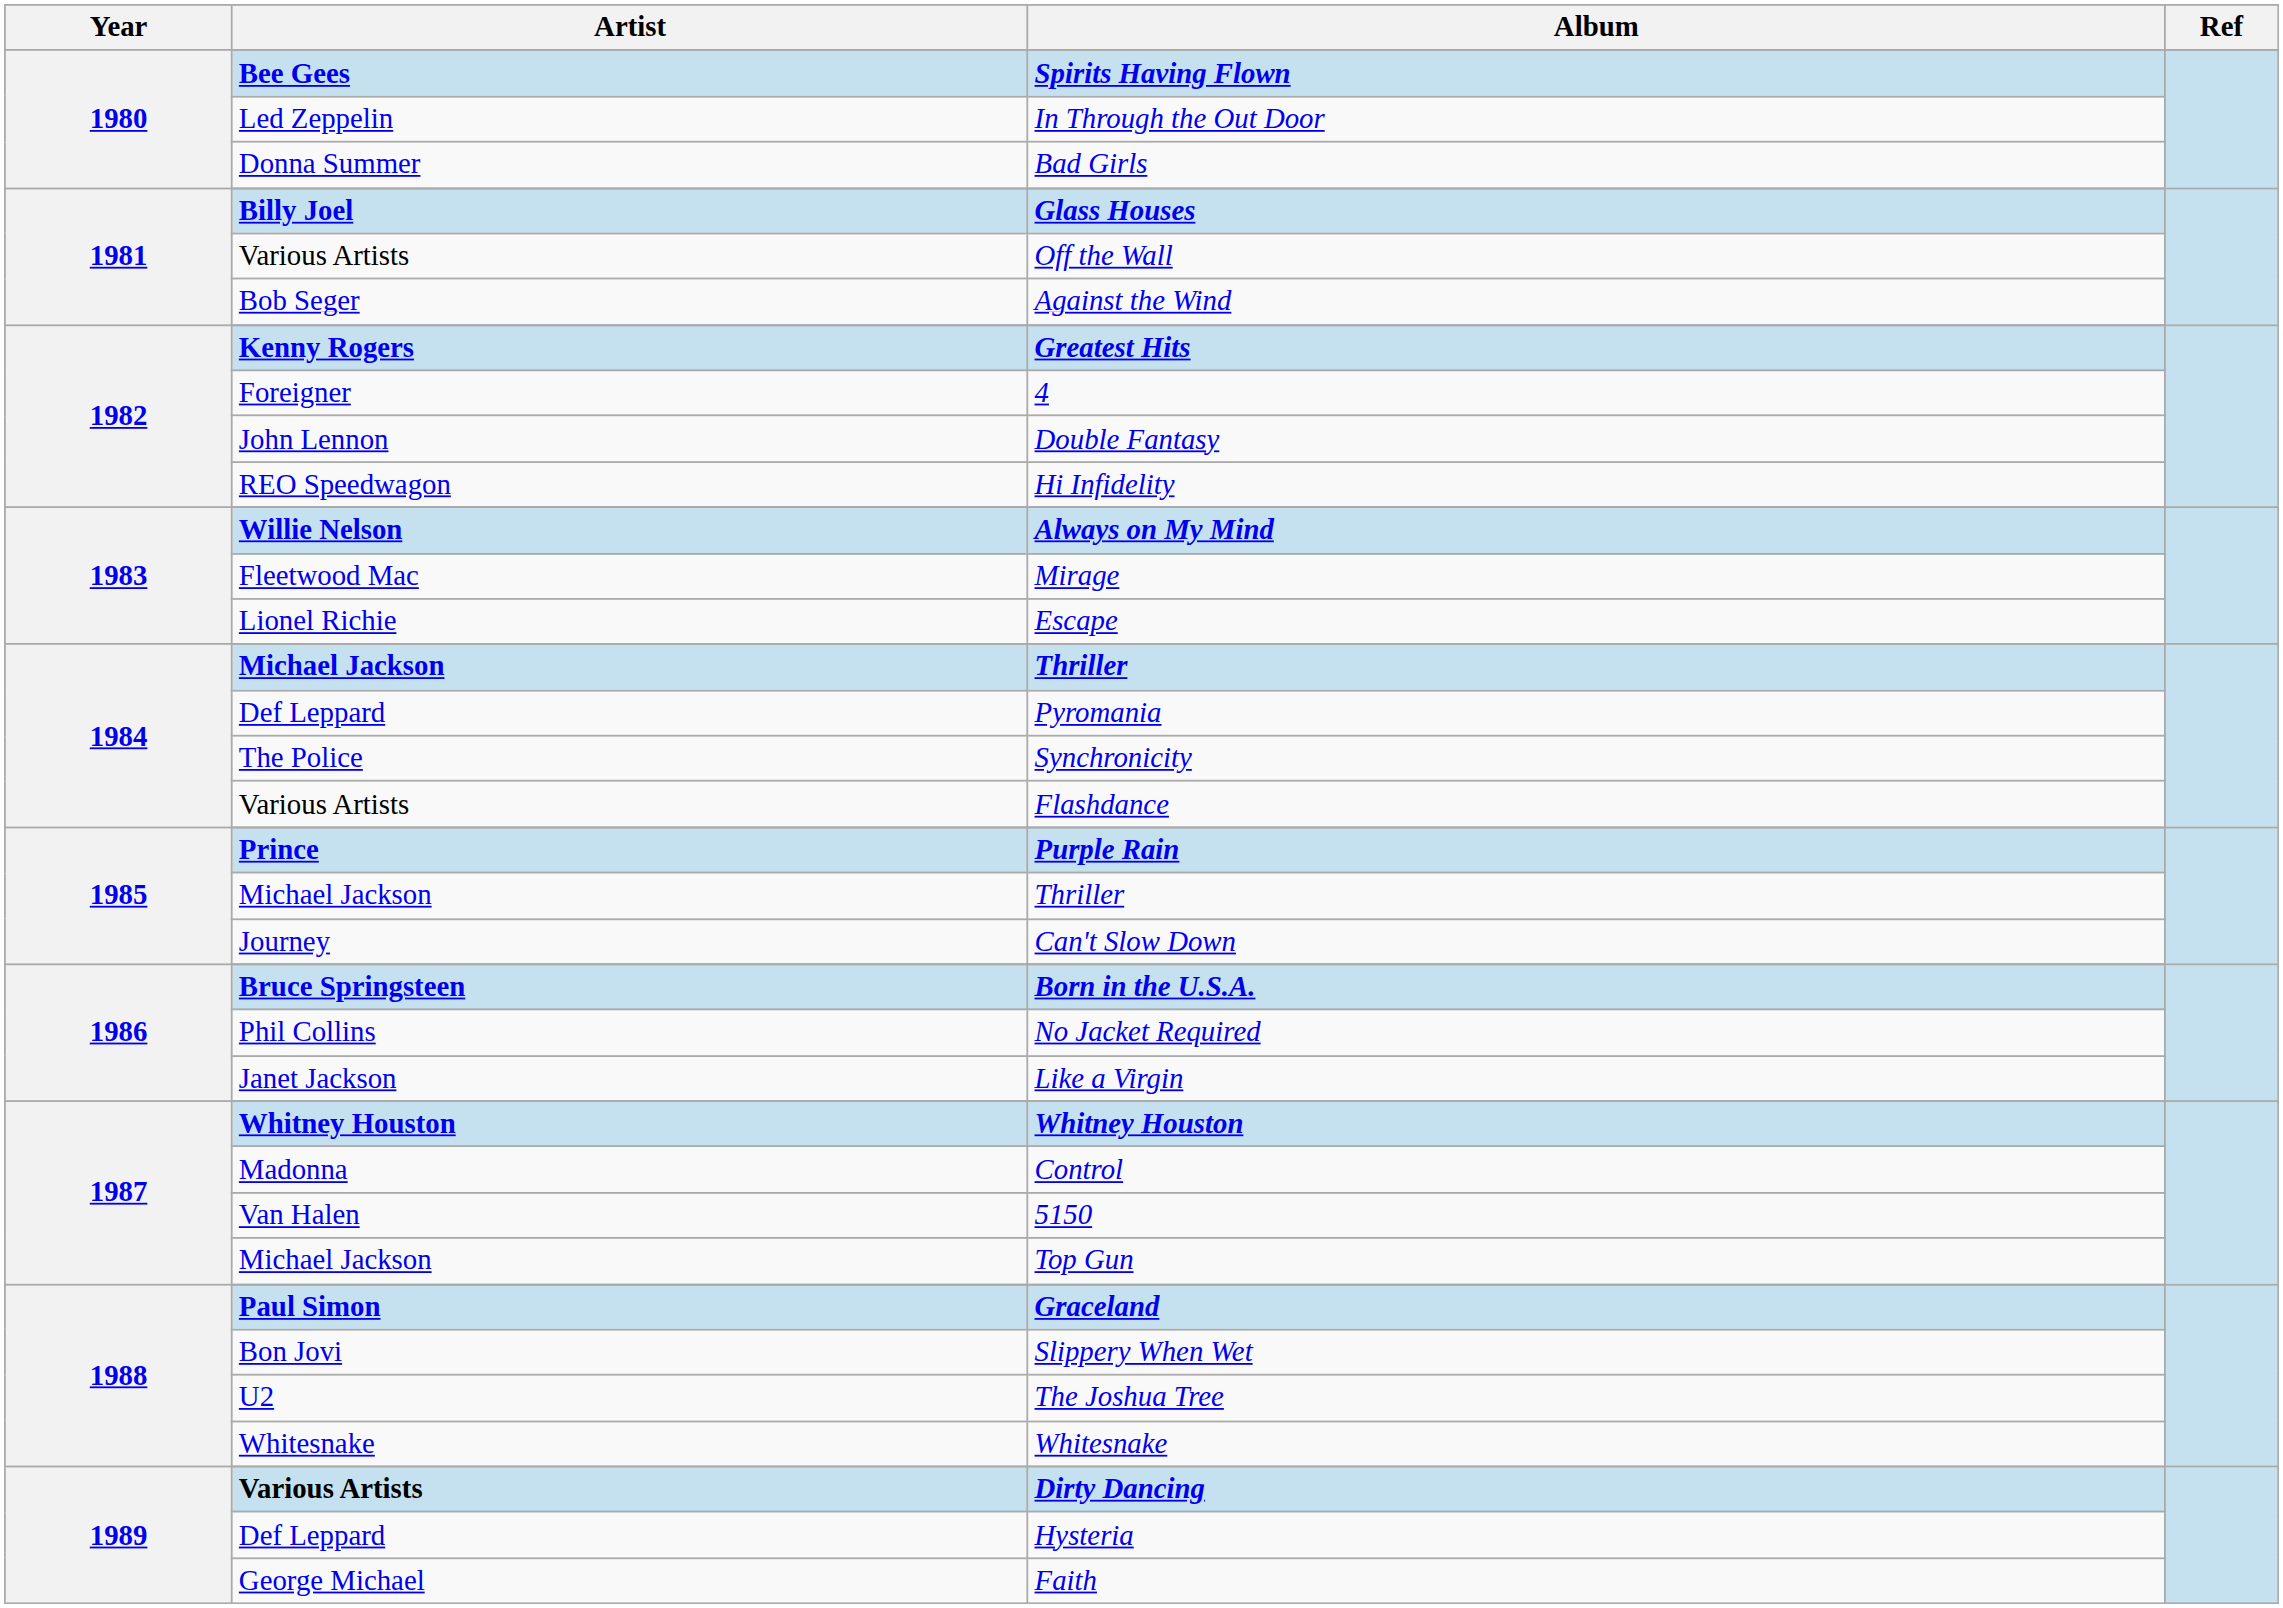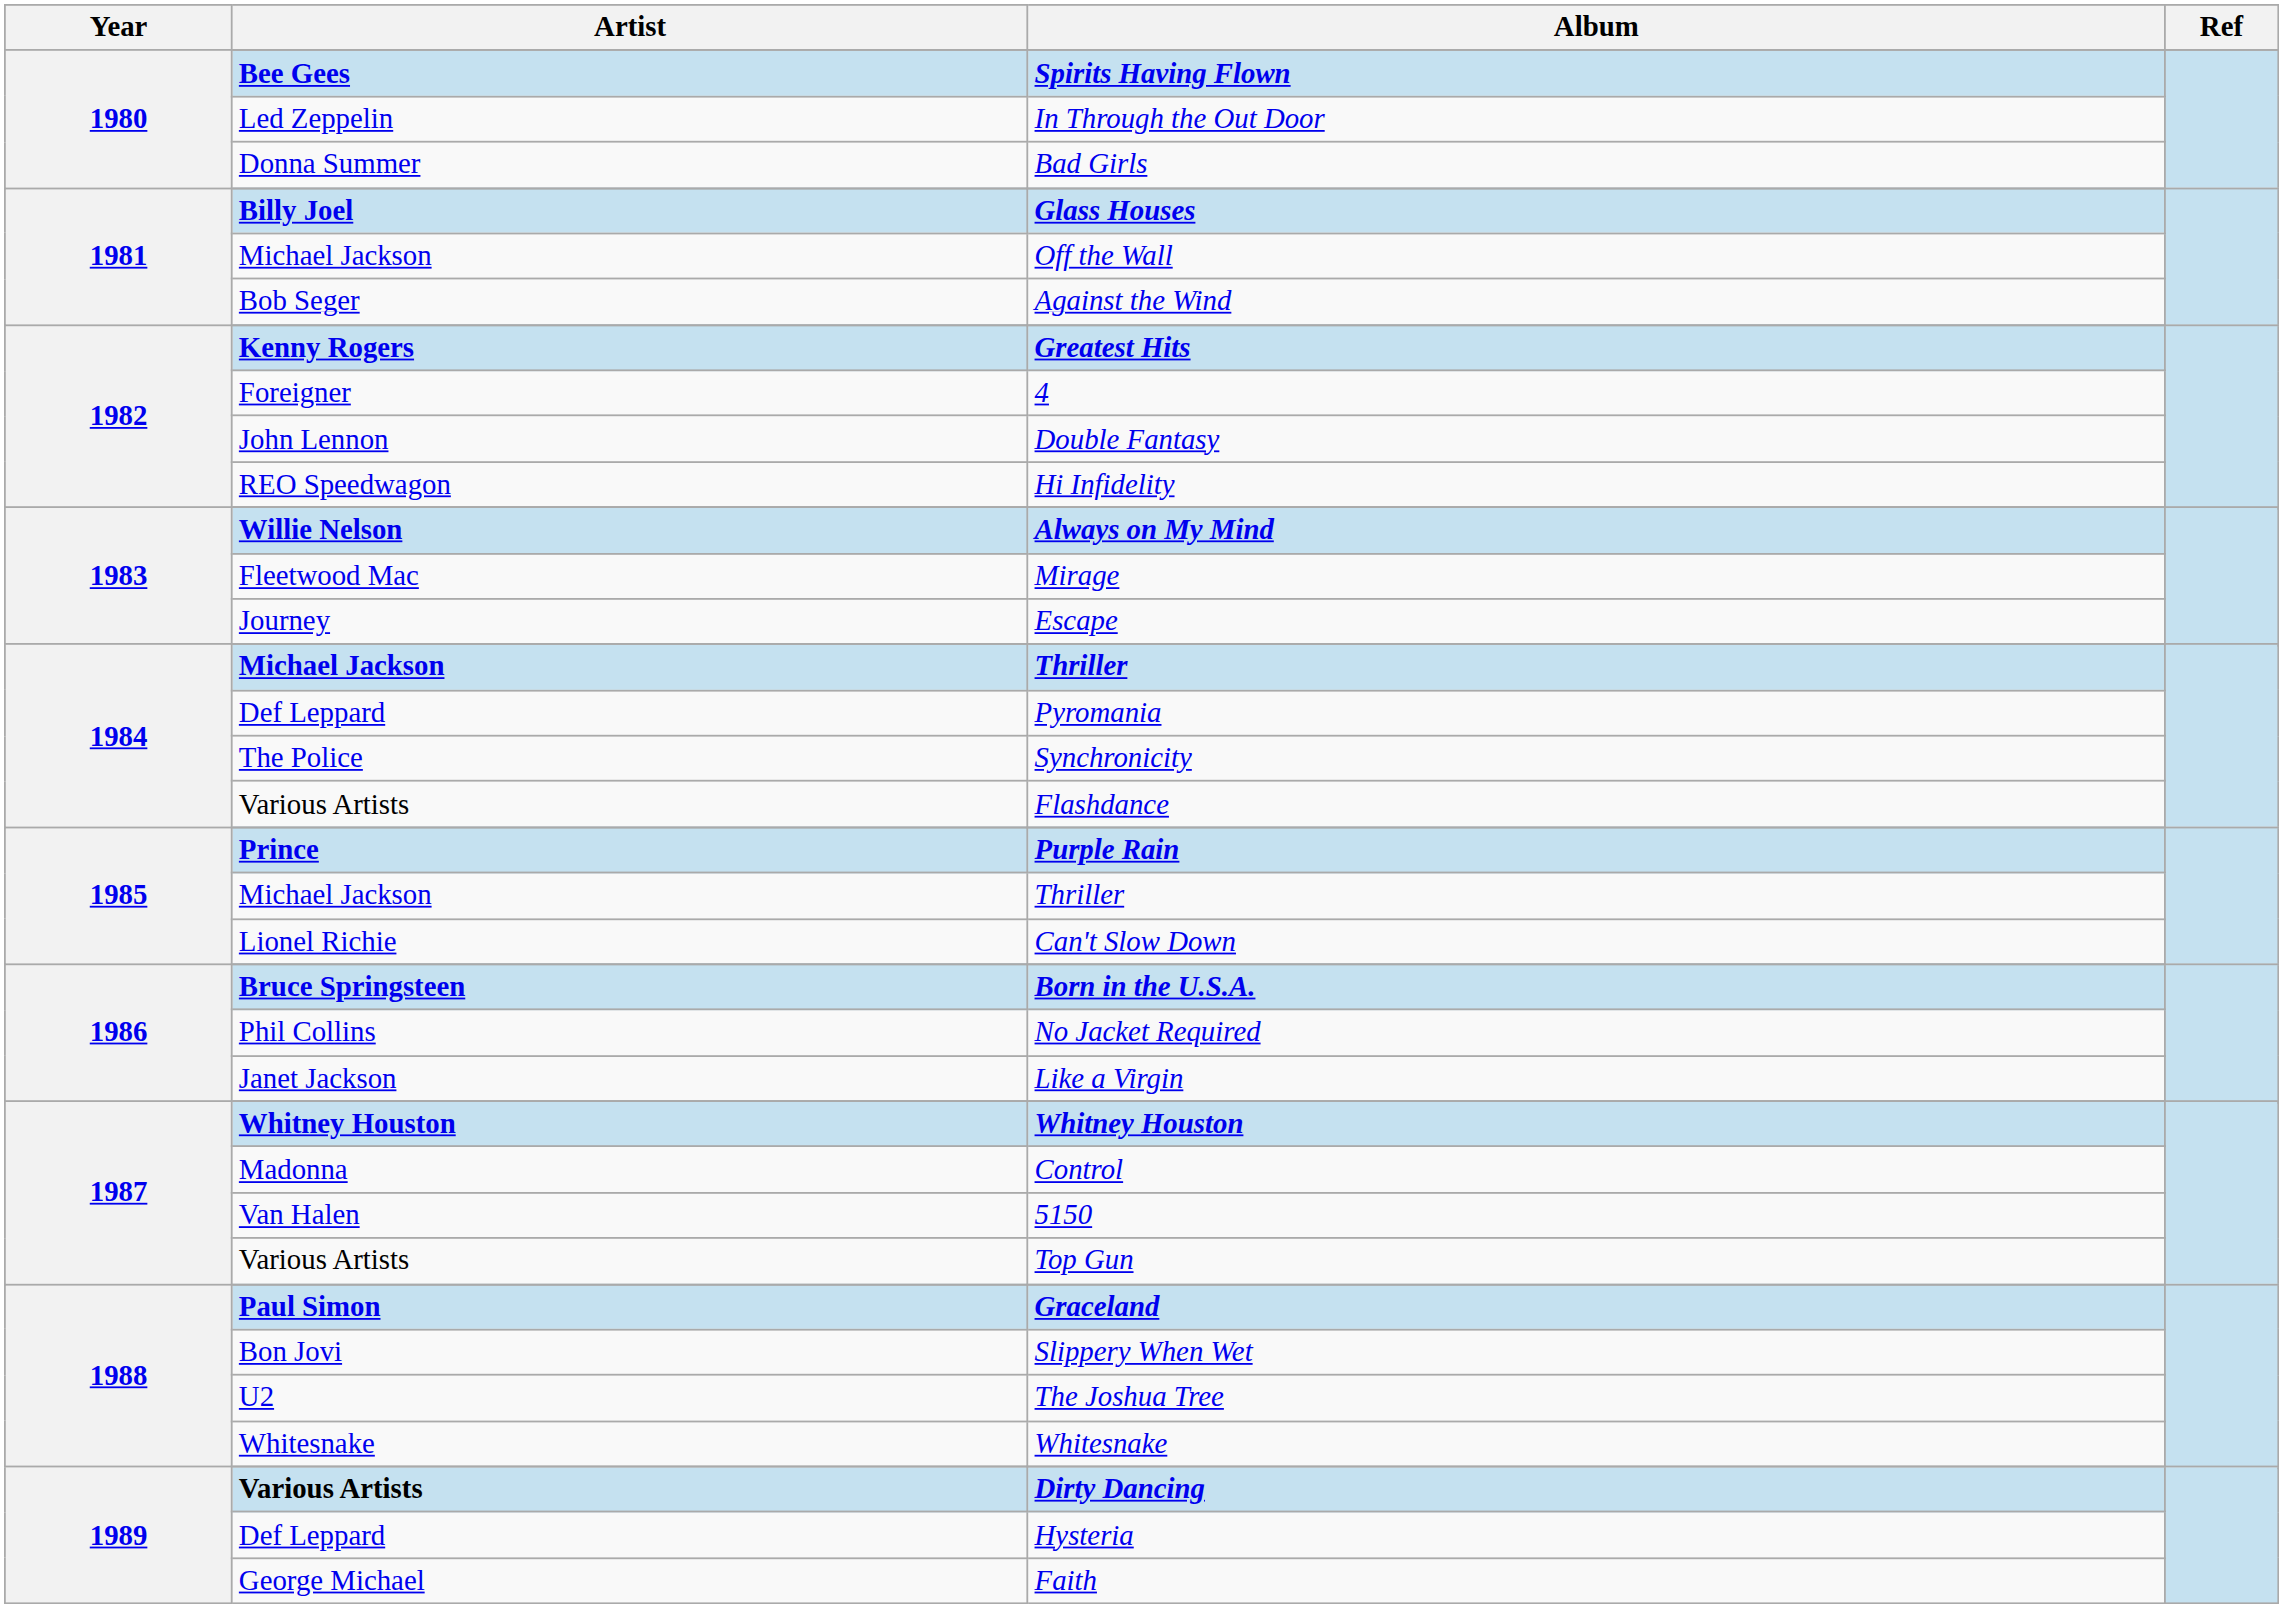(324, 255) Various Artists -> (335, 255) Michael Jackson
(318, 621) Lionel Richie -> (284, 621) Journey
(284, 940) Journey -> (318, 940) Lionel Richie
(335, 1260) Michael Jackson -> (324, 1260) Various Artists
